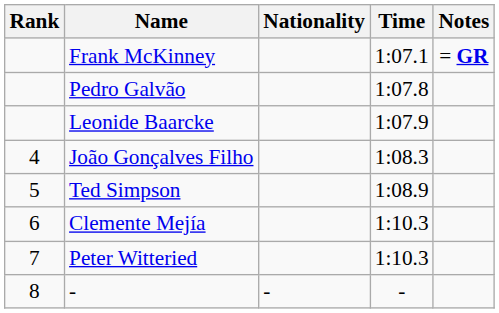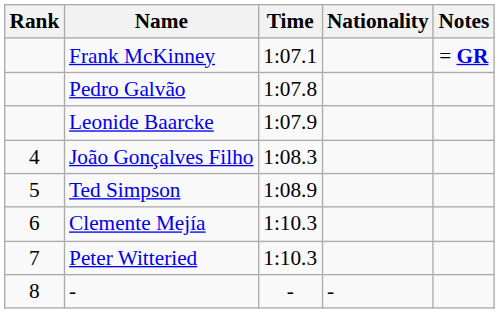columns swapped: (314, 21) <-> (402, 21)
